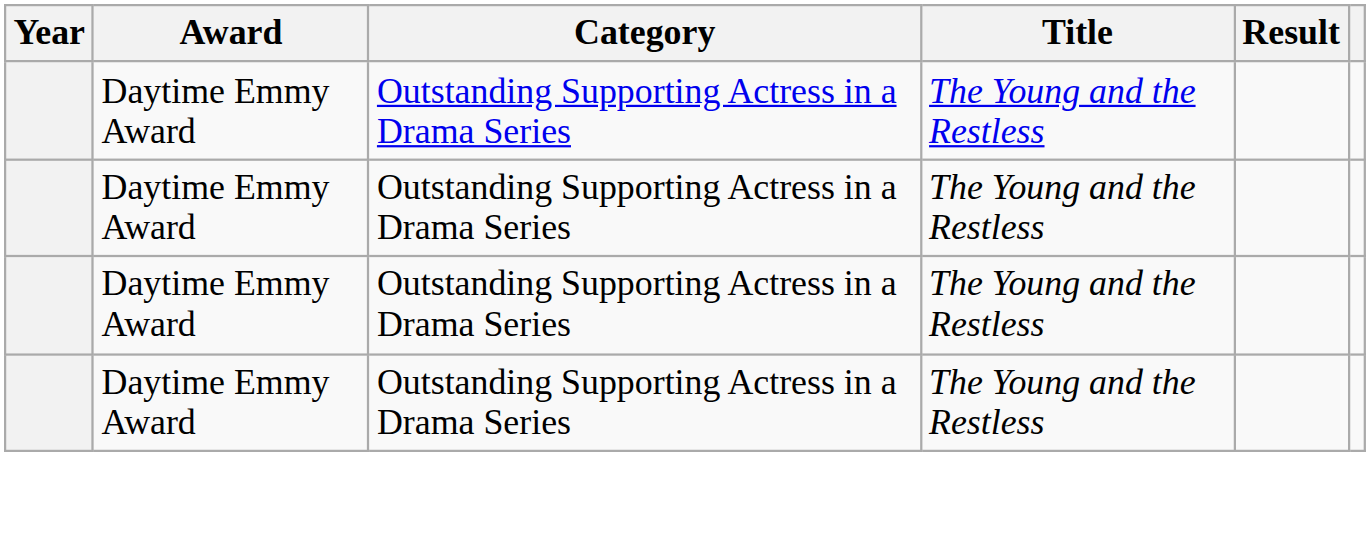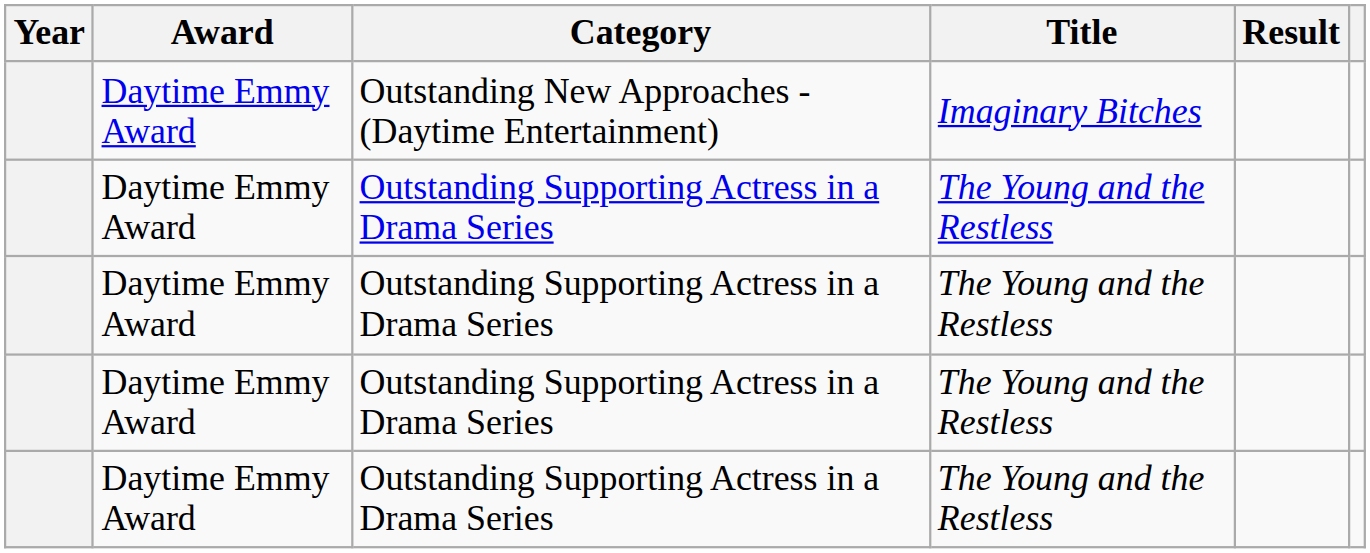+ row: (585, 109)
